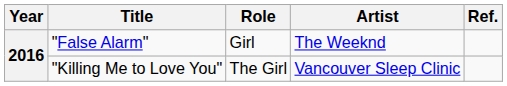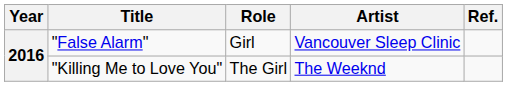(340, 42) The Weeknd -> (377, 42) Vancouver Sleep Clinic
(377, 68) Vancouver Sleep Clinic -> (340, 68) The Weeknd
